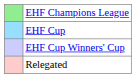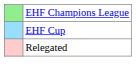- row: (75, 47)
